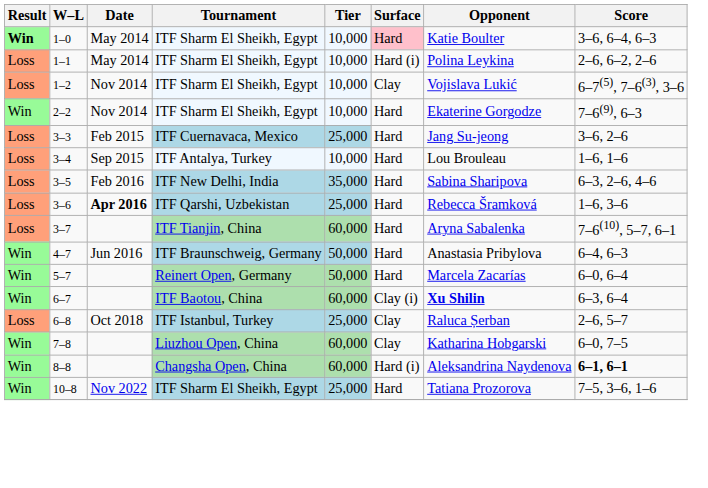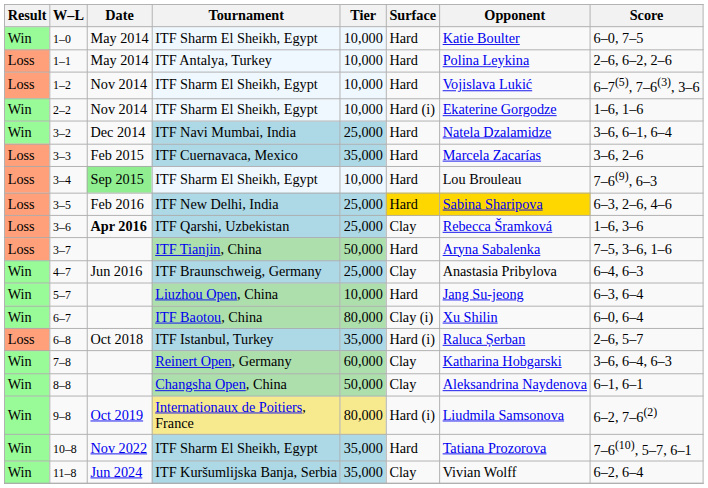(21, 38) bold -> (20, 38) normal
(388, 38) pink background -> (404, 38) no background
(617, 38) 3–6, 6–4, 6–3 -> (618, 38) 6–0, 7–5
(236, 60) ITF Sharm El Sheikh, Egypt -> (214, 60) ITF Antalya, Turkey
(397, 60) Hard (i) -> (404, 60) Hard
(387, 85) Clay -> (404, 85) Hard
(388, 111) Hard -> (412, 109) Hard (i)
(610, 111) 7–6(9), 6–3 -> (618, 109) 1–6, 1–6
+ row: (62, 133)
(348, 136) 25,000 -> (363, 155) 35,000
(468, 136) Jang Su-jeong -> (492, 155) Marcela Zacarías
(117, 158) no background -> (117, 179) lightgreen background
(214, 158) ITF Antalya, Turkey -> (236, 179) ITF Sharm El Sheikh, Egypt
(603, 158) 1–6, 1–6 -> (625, 179) 7–6(9), 6–3
(348, 181) 35,000 -> (363, 204) 25,000
(388, 181) no background -> (404, 204) gold background
(477, 181) no background -> (493, 204) gold background
(388, 204) Hard -> (403, 226) Clay
(348, 228) 60,000 -> (363, 249) 50,000
(627, 228) 7–6(10), 5–7, 6–1 -> (633, 249) 7–5, 3–6, 1–6
(348, 253) 50,000 -> (363, 271) 25,000
(388, 253) Hard -> (403, 271) Clay
(223, 275) Reinert Open, Germany -> (217, 294) Liuzhou Open, China
(348, 275) 50,000 -> (363, 294) 10,000
(476, 275) Marcela Zacarías -> (483, 294) Jang Su-jeong
(603, 275) 6–0, 6–4 -> (618, 294) 6–3, 6–4
(348, 298) 60,000 -> (363, 317) 80,000
(456, 298) bold -> (470, 317) normal
(603, 298) 6–3, 6–4 -> (618, 317) 6–0, 6–4
(348, 320) 25,000 -> (363, 339) 35,000
(387, 320) Clay -> (412, 339) Hard (i)
(217, 343) Liuzhou Open, China -> (223, 362) Reinert Open, Germany
(603, 343) 6–0, 7–5 -> (633, 362) 3–6, 6–4, 6–3
(348, 366) 60,000 -> (363, 384) 50,000
(397, 366) Hard (i) -> (403, 384) Clay
(603, 366) bold -> (618, 384) normal
+ row: (62, 416)
(348, 388) 25,000 -> (363, 447) 35,000
(617, 388) 7–5, 3–6, 1–6 -> (643, 447) 7–6(10), 5–7, 6–1
+ row: (65, 473)
